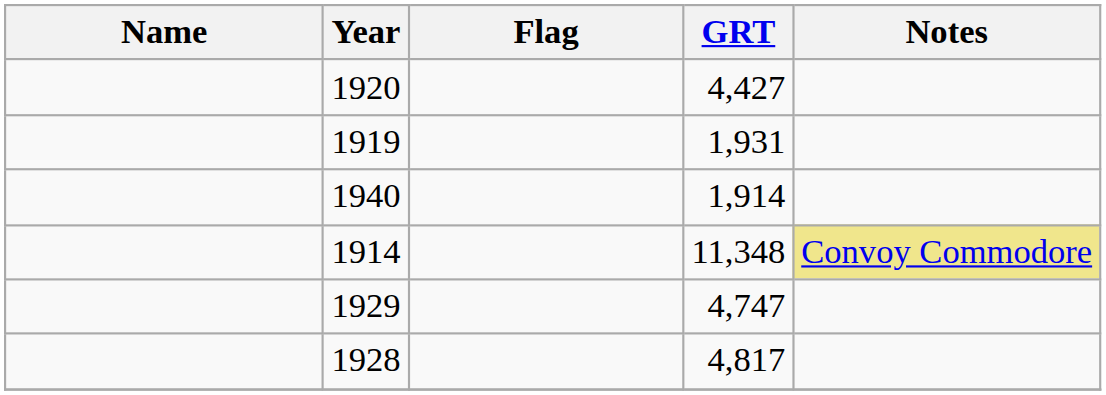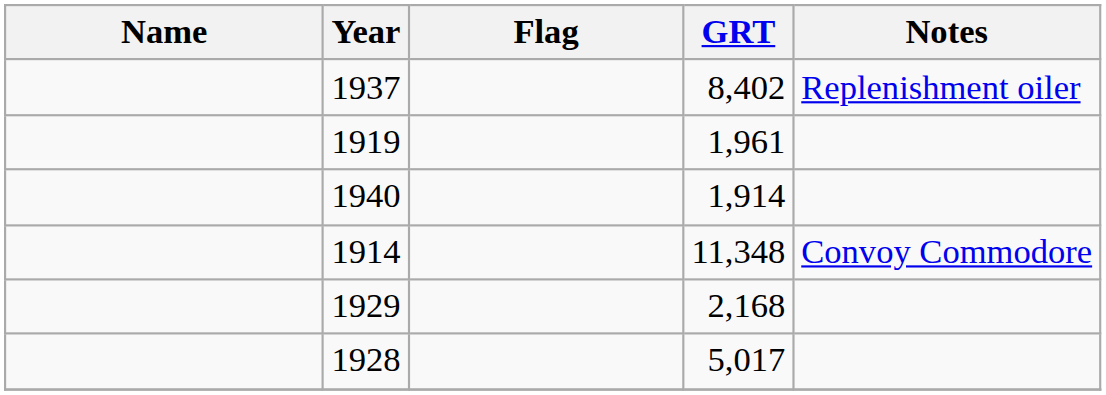+ row: (366, 86)
- row: (366, 86)
(746, 141) 1,931 -> (746, 141) 1,961
(947, 251) khaki background -> (947, 251) no background
(746, 305) 4,747 -> (746, 305) 2,168
(746, 360) 4,817 -> (746, 360) 5,017
